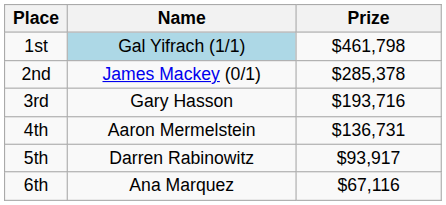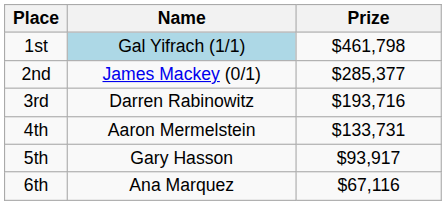(369, 74) $285,378 -> (369, 74) $285,377
(182, 102) Gary Hasson -> (182, 102) Darren Rabinowitz
(369, 130) $136,731 -> (369, 130) $133,731
(182, 158) Darren Rabinowitz -> (182, 158) Gary Hasson
